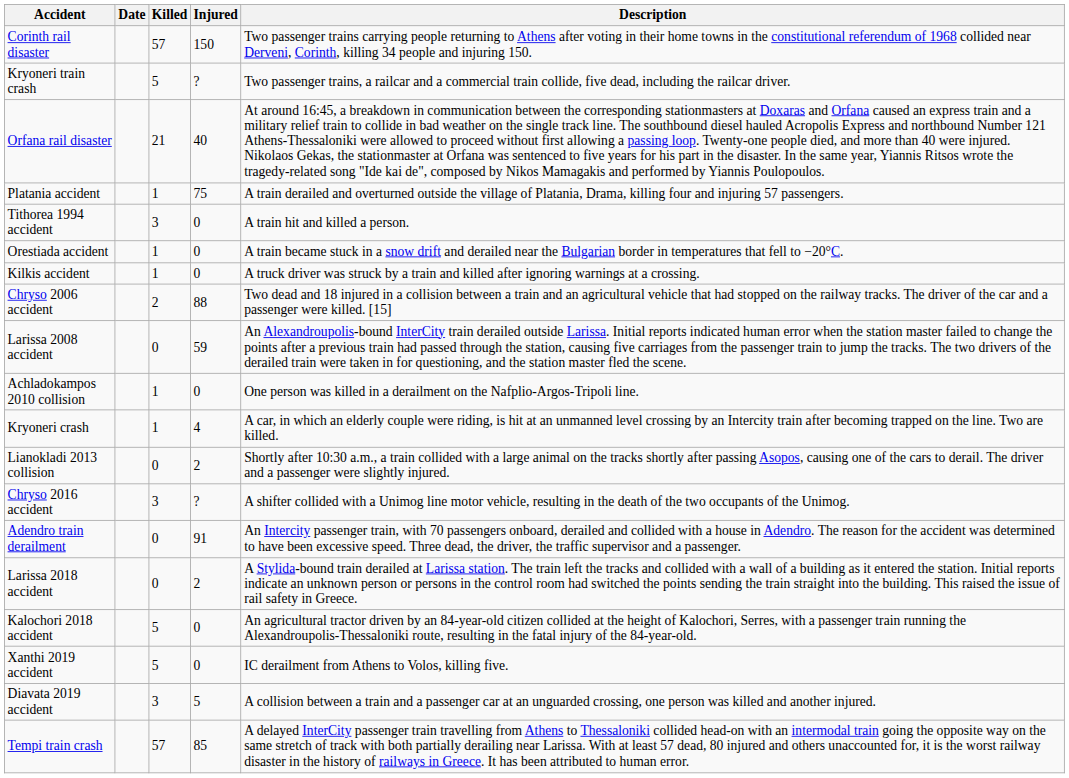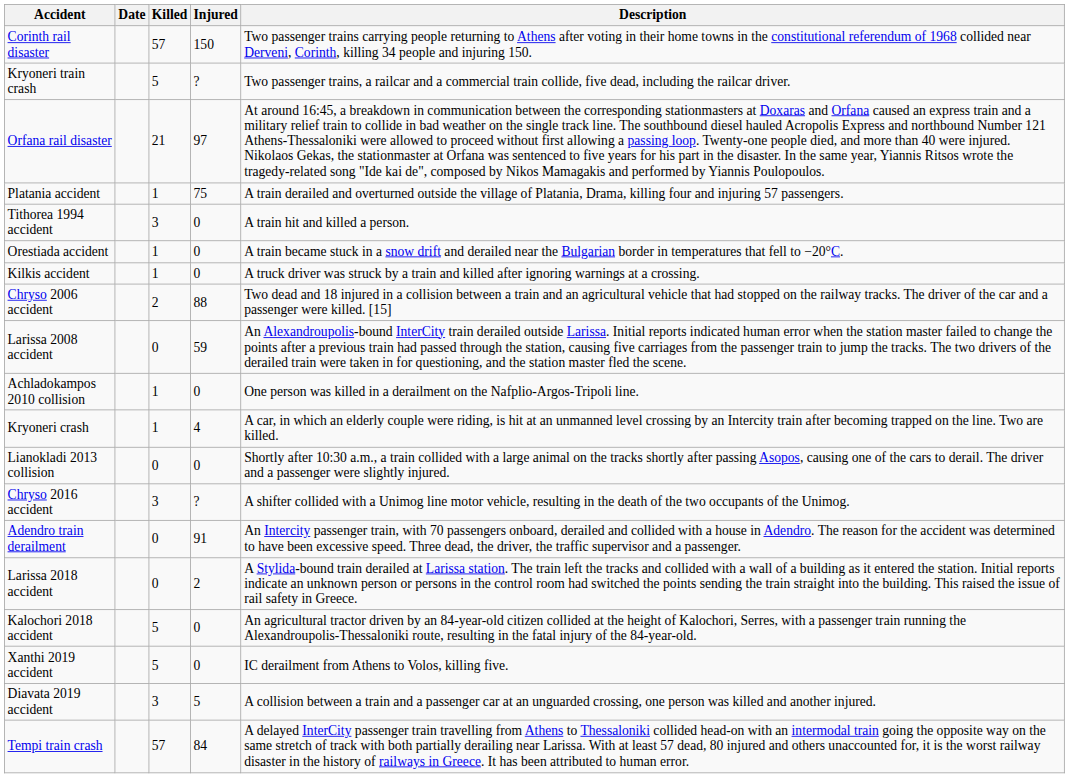(200, 141) 40 -> (200, 141) 97
(197, 465) 2 -> (197, 465) 0
(200, 746) 85 -> (200, 746) 84
